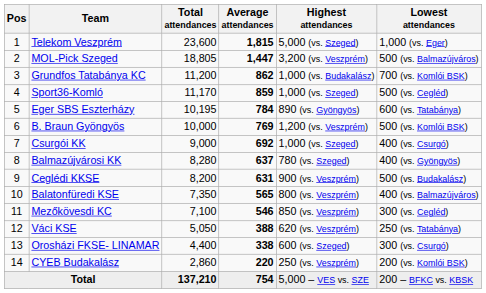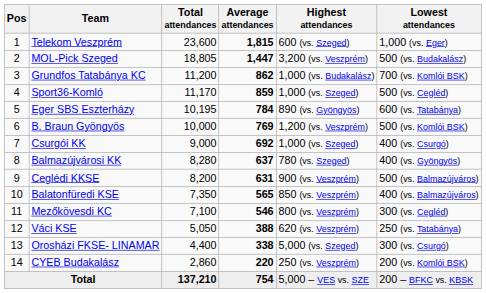(319, 42) 5,000 (vs. Szeged) -> (314, 42) 600 (vs. Szeged)
(429, 59) 500 (vs. Balmazújváros) -> (423, 59) 500 (vs. Budakalász)
(423, 178) 500 (vs. Budakalász) -> (429, 178) 500 (vs. Balmazújváros)
(319, 195) 800 (vs. Veszprém) -> (319, 195) 850 (vs. Veszprém)
(319, 212) 850 (vs. Veszprém) -> (319, 212) 800 (vs. Veszprém)
(314, 246) 600 (vs. Szeged) -> (319, 246) 5,000 (vs. Szeged)
